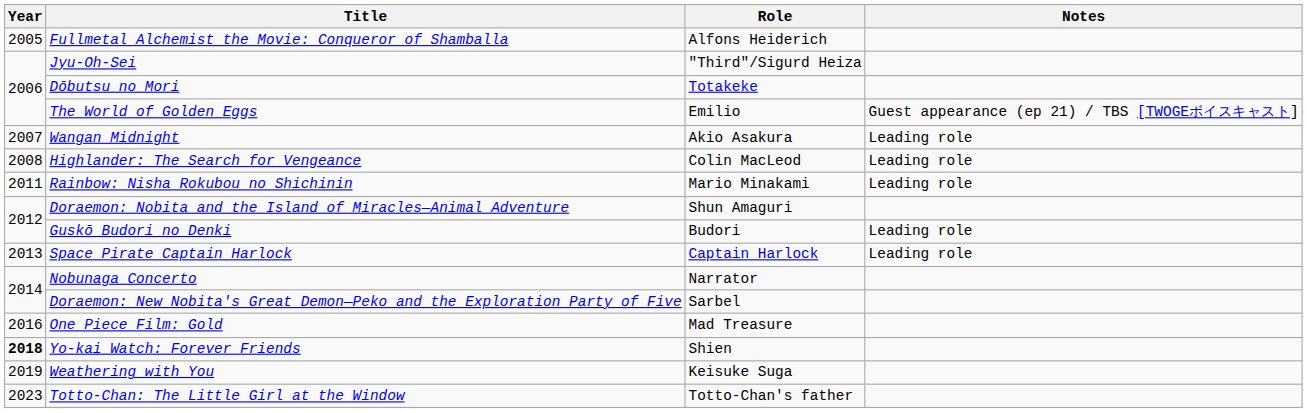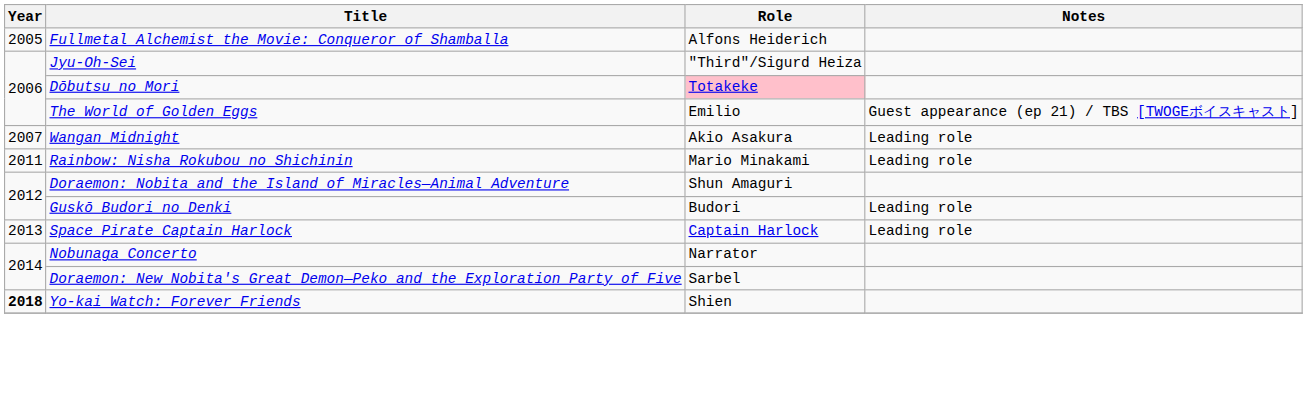(723, 87) no background -> (723, 87) pink background
- row: (205, 161)
- row: (136, 325)
- row: (132, 372)
- row: (227, 396)
